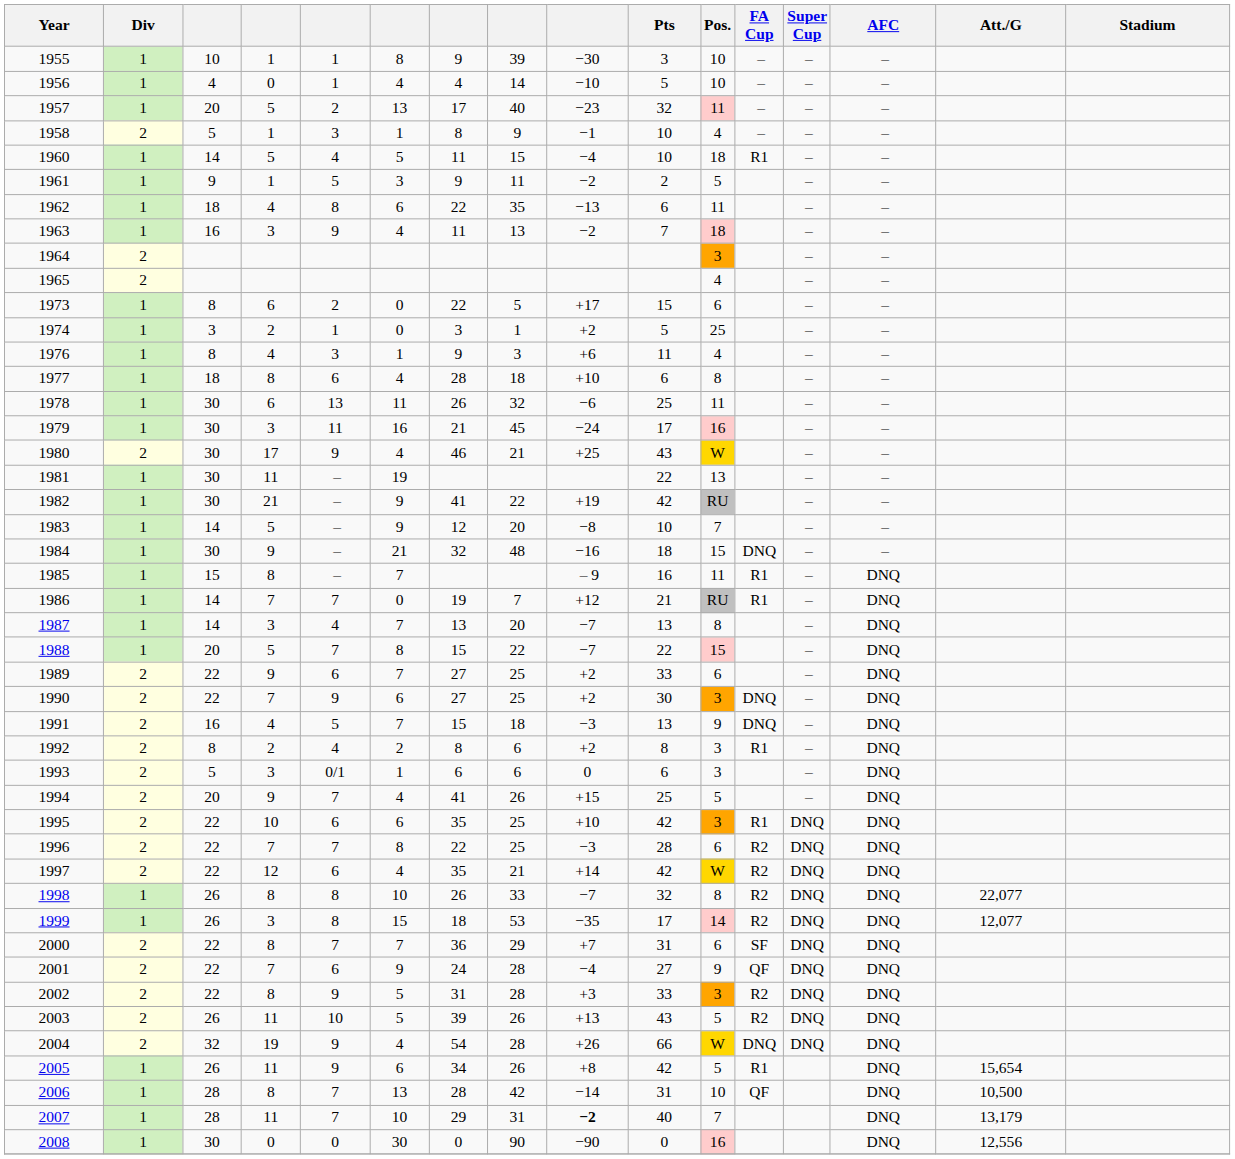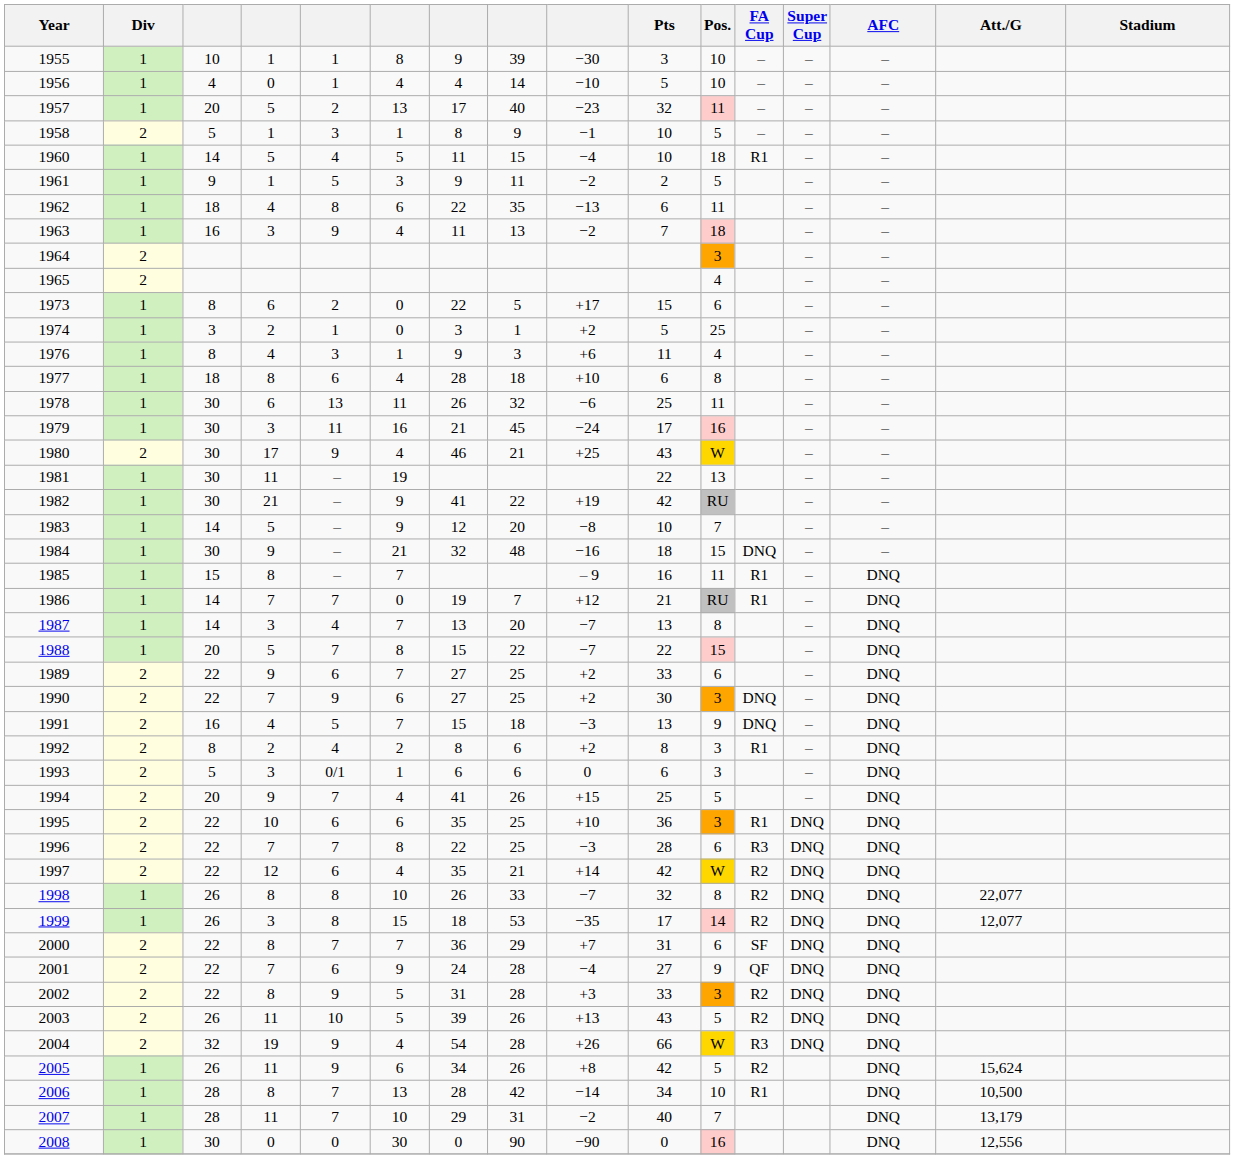(718, 132) 4 -> (718, 132) 5
(664, 821) 42 -> (664, 821) 36
(759, 846) R2 -> (759, 846) R3
(759, 1043) DNQ -> (759, 1043) R3
(759, 1068) R1 -> (759, 1068) R2
(1001, 1068) 15,654 -> (1001, 1068) 15,624
(664, 1092) 31 -> (664, 1092) 34
(759, 1092) QF -> (759, 1092) R1
(587, 1117) bold -> (587, 1117) normal
